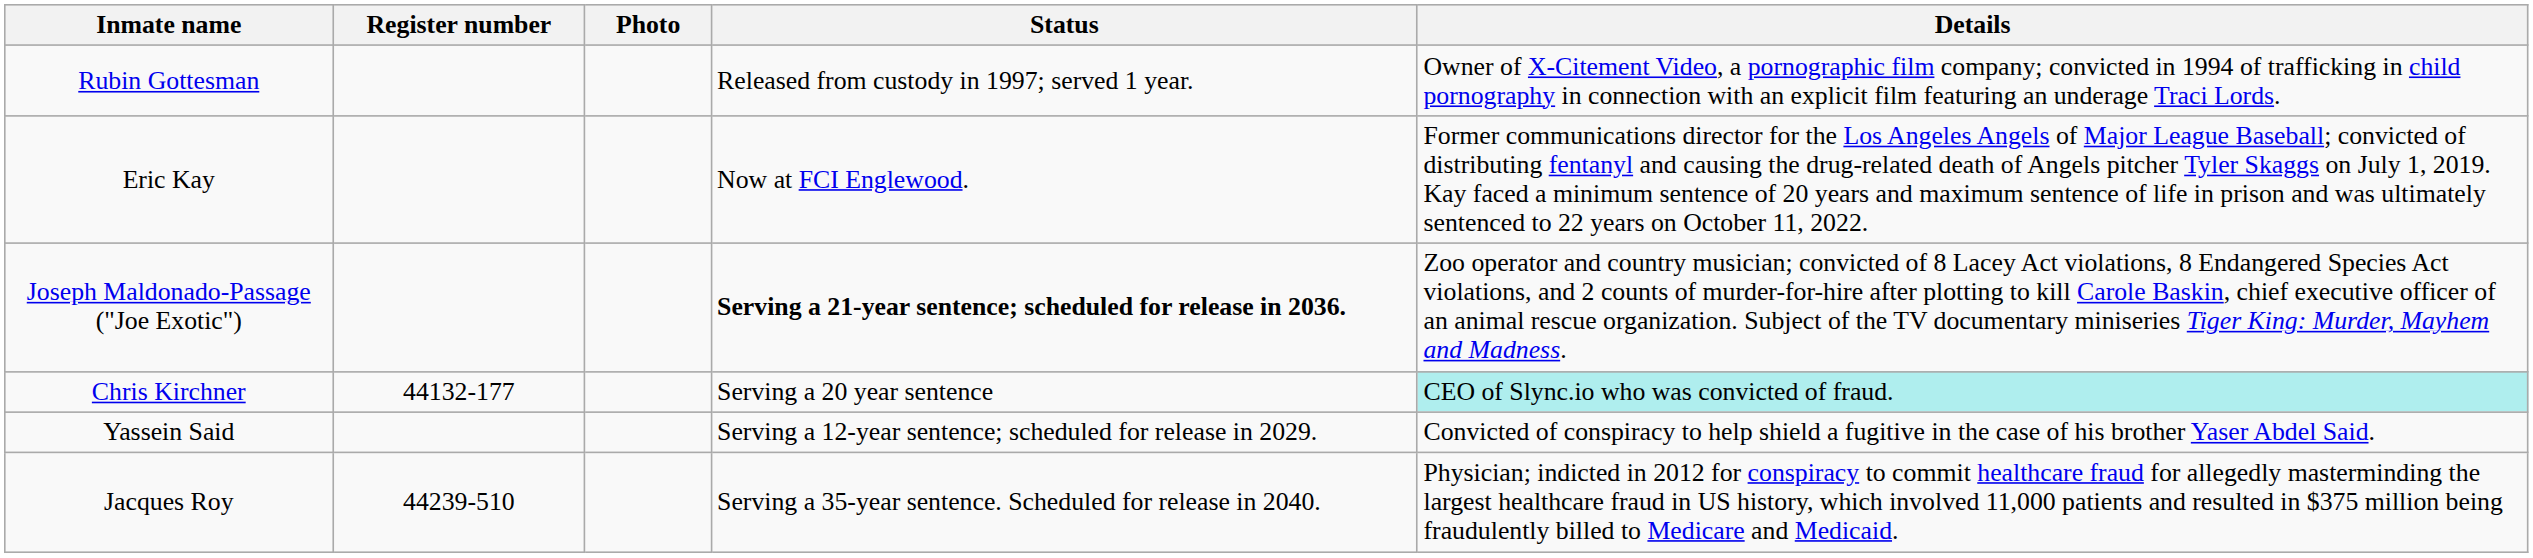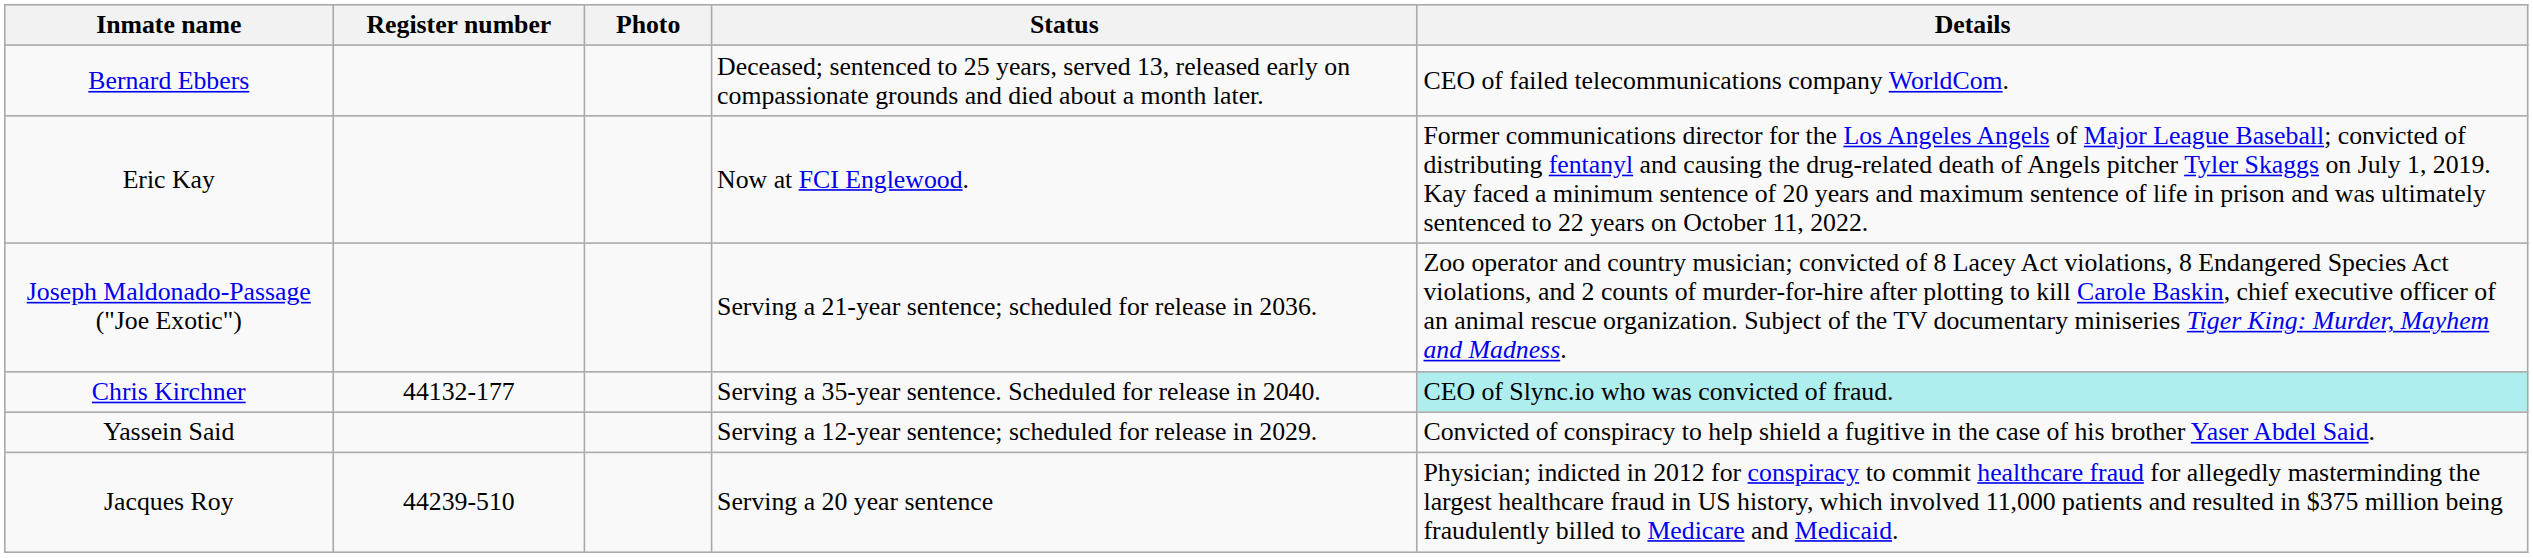- row: (169, 80)
+ row: (169, 80)
(1032, 306) bold -> (1017, 306) normal
(855, 391) Serving a 20 year sentence -> (1019, 391) Serving a 35-year sentence. Scheduled for release in 2040.
(1019, 501) Serving a 35-year sentence. Scheduled for release in 2040. -> (855, 501) Serving a 20 year sentence
